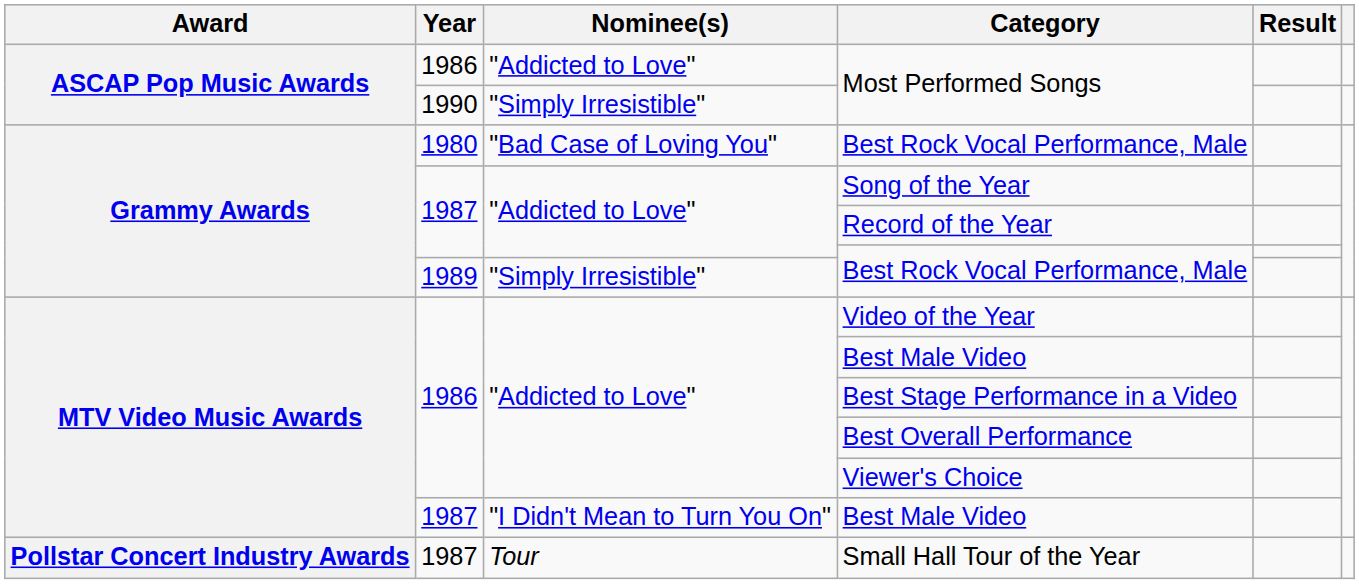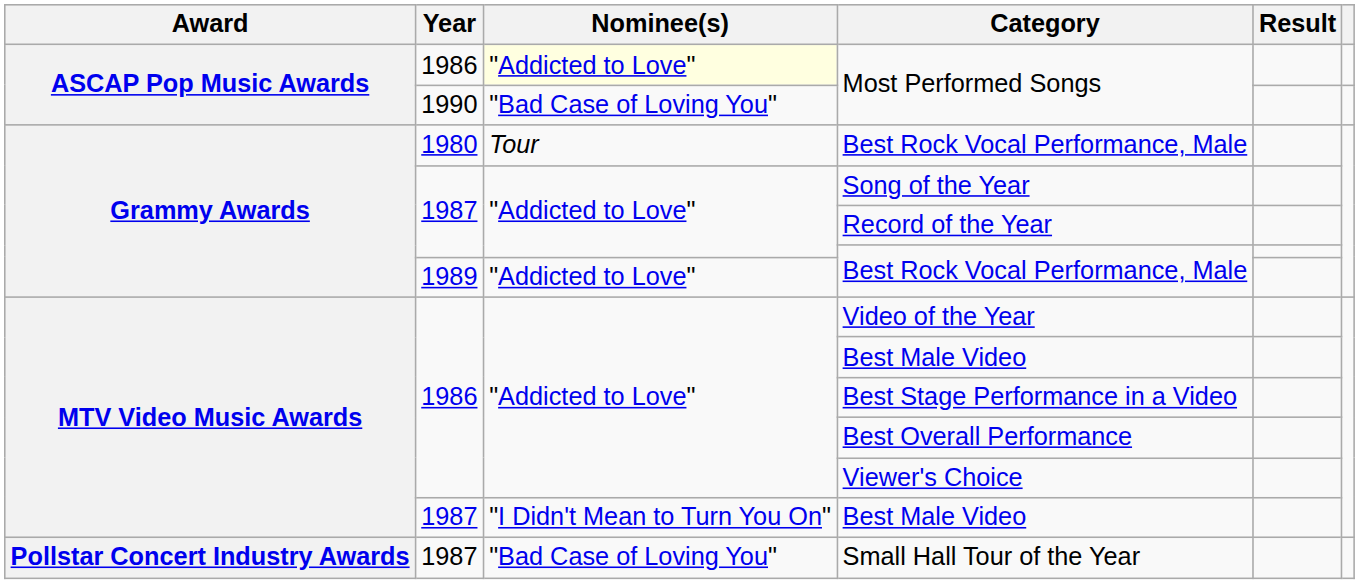(592, 64) no background -> (592, 64) lightyellow background
(597, 104) "Simply Irresistible" -> (633, 104) "Bad Case of Loving You"
(633, 144) "Bad Case of Loving You" -> (514, 144) Tour
(597, 276) "Simply Irresistible" -> (592, 276) "Addicted to Love"
(514, 557) Tour -> (633, 557) "Bad Case of Loving You"
